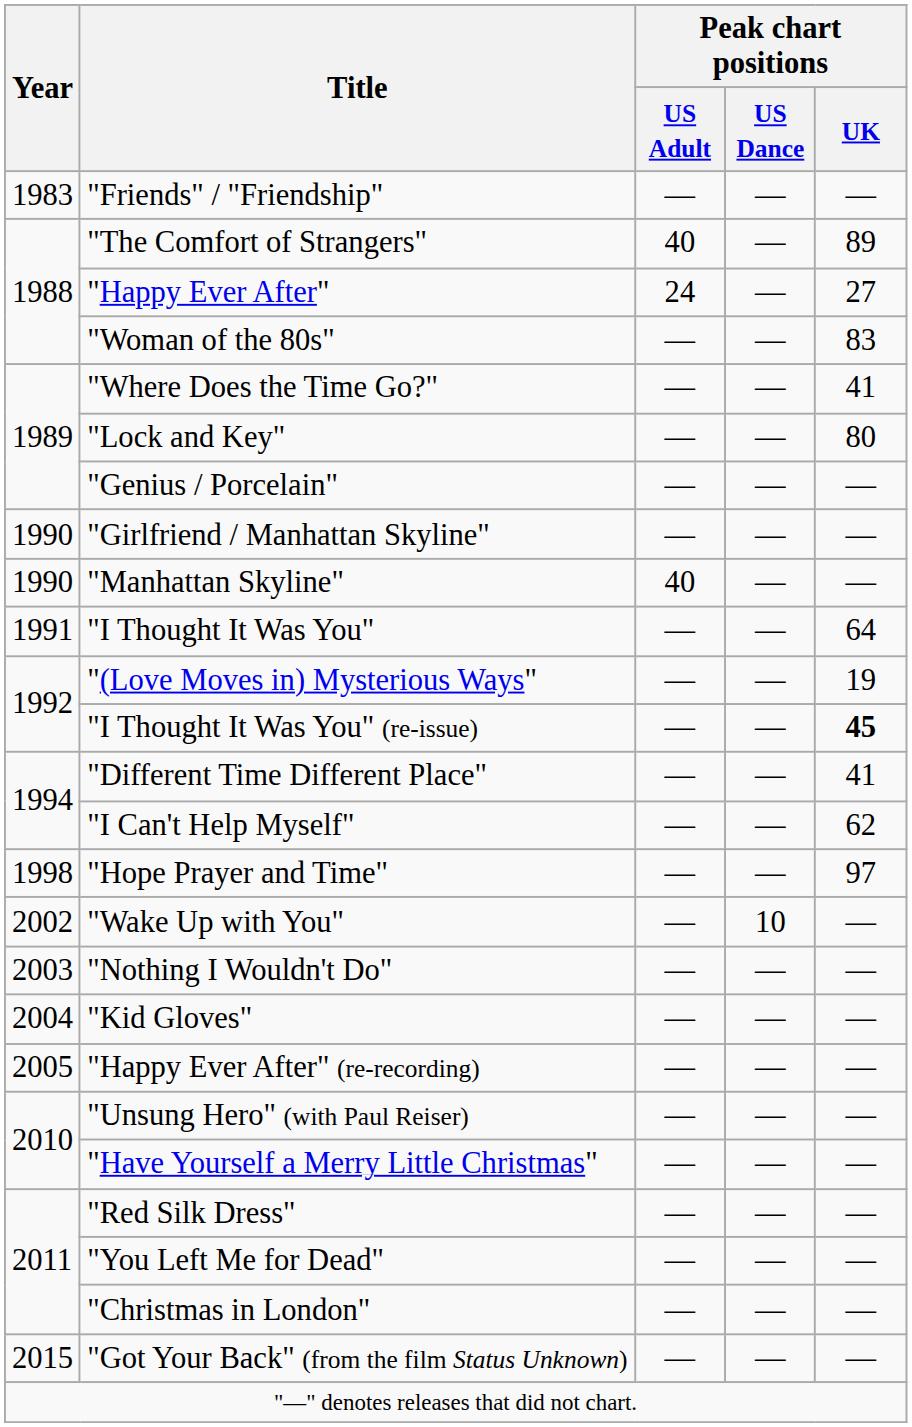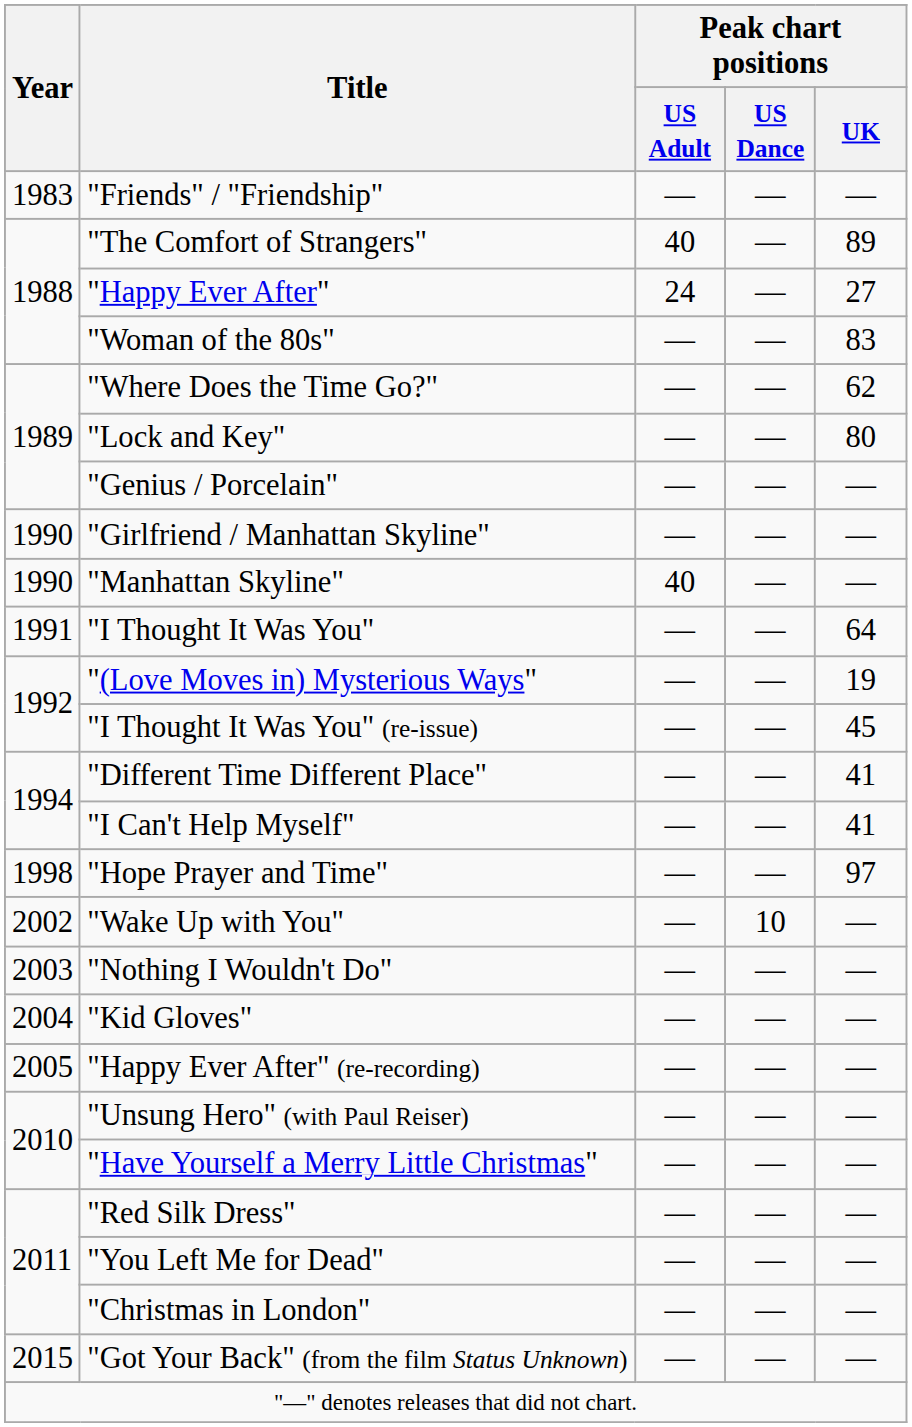(861, 388) 41 -> (861, 388) 62
(861, 727) bold -> (861, 727) normal
(861, 824) 62 -> (861, 824) 41
